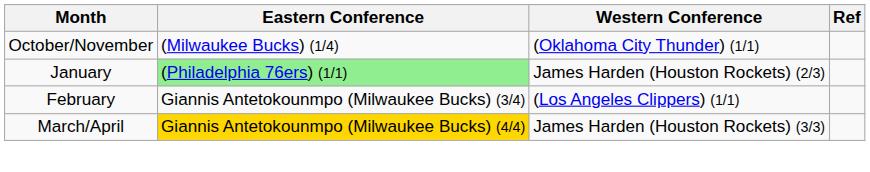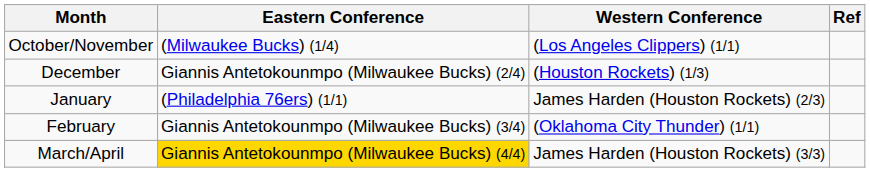(646, 45) (Oklahoma City Thunder) (1/1) -> (636, 45) (Los Angeles Clippers) (1/1)
+ row: (81, 72)
(254, 72) lightgreen background -> (254, 99) no background
(636, 99) (Los Angeles Clippers) (1/1) -> (646, 126) (Oklahoma City Thunder) (1/1)
